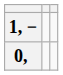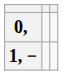rows swapped: (23, 27) <-> (23, 55)
